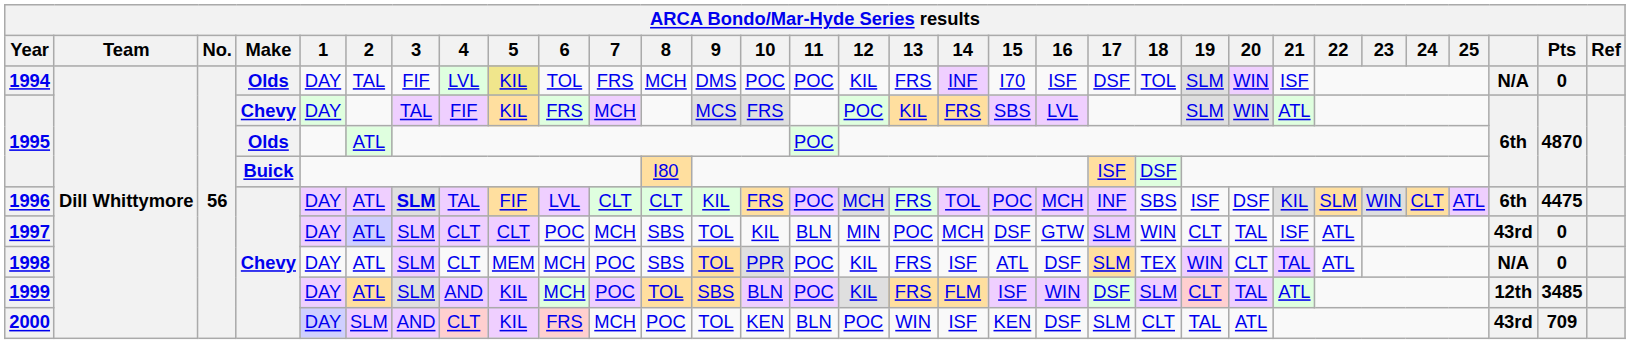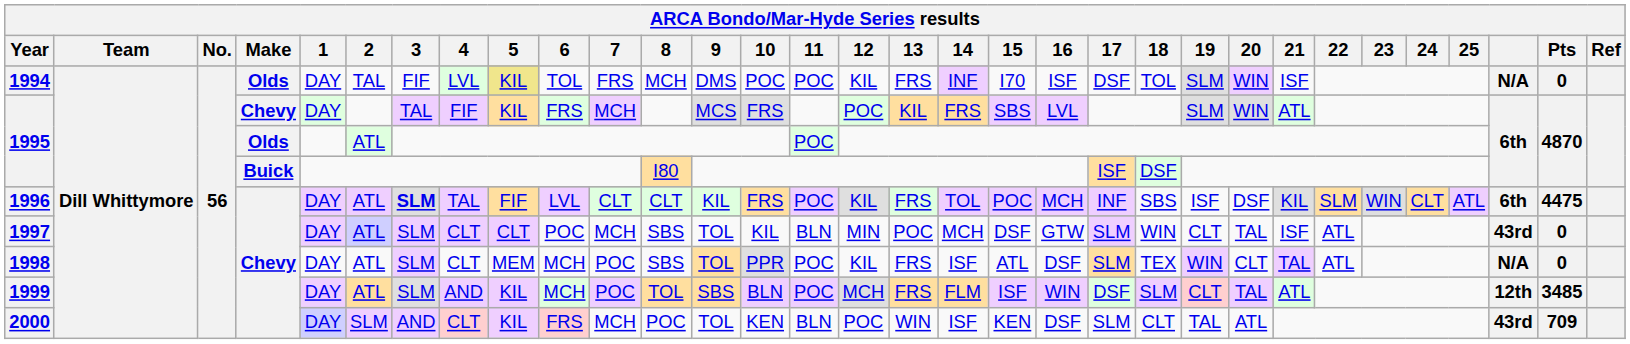(863, 201) MCH -> (863, 201) KIL
(863, 292) KIL -> (863, 292) MCH
